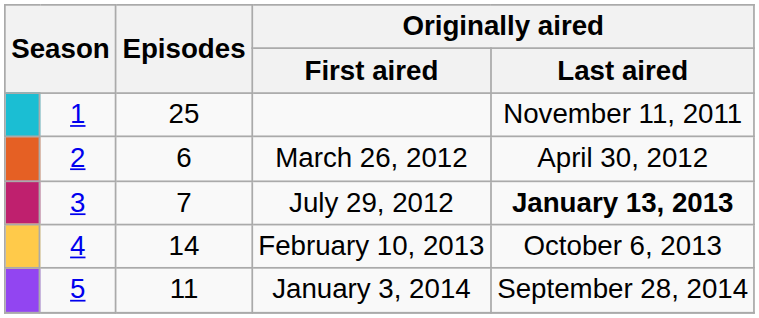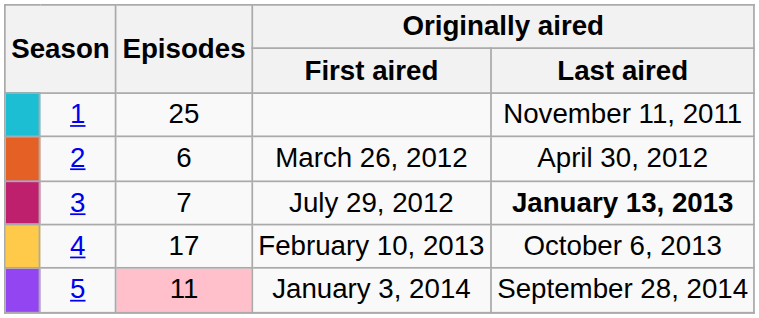(184, 245) 14 -> (184, 245) 17
(184, 289) no background -> (184, 289) pink background
